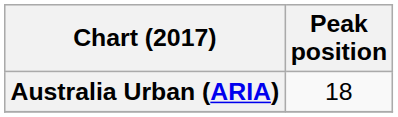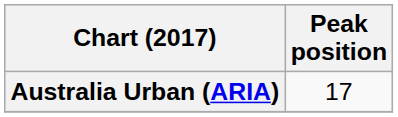(339, 91) 18 -> (339, 91) 17
